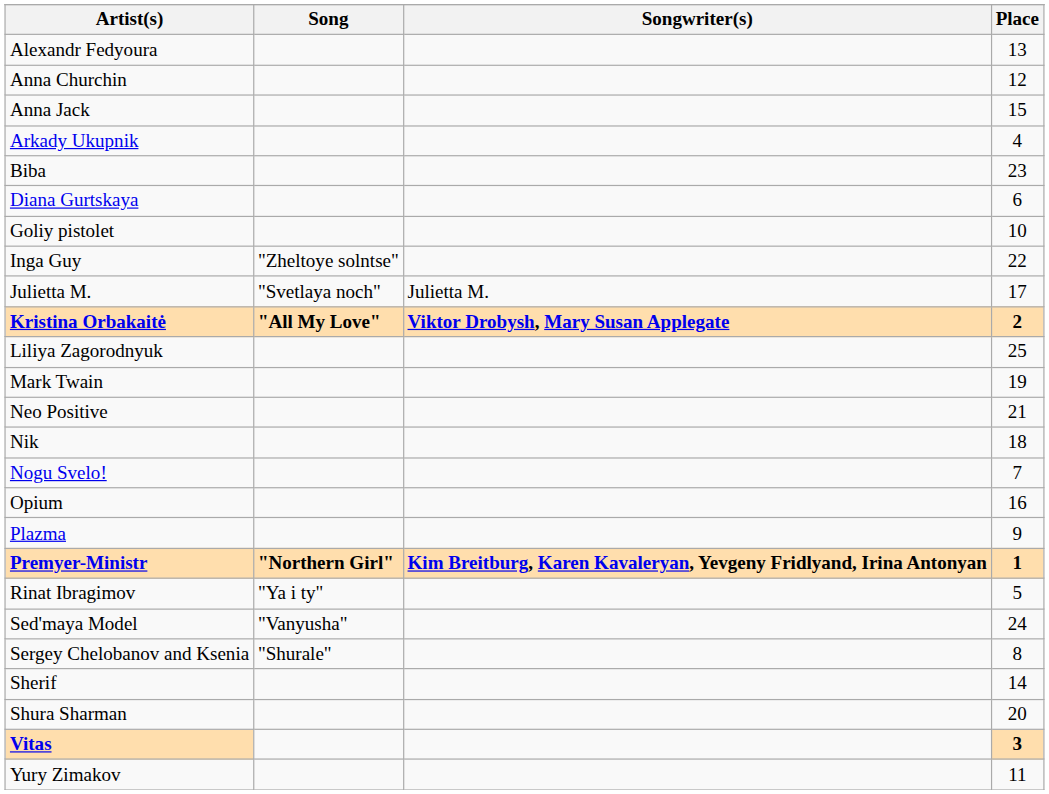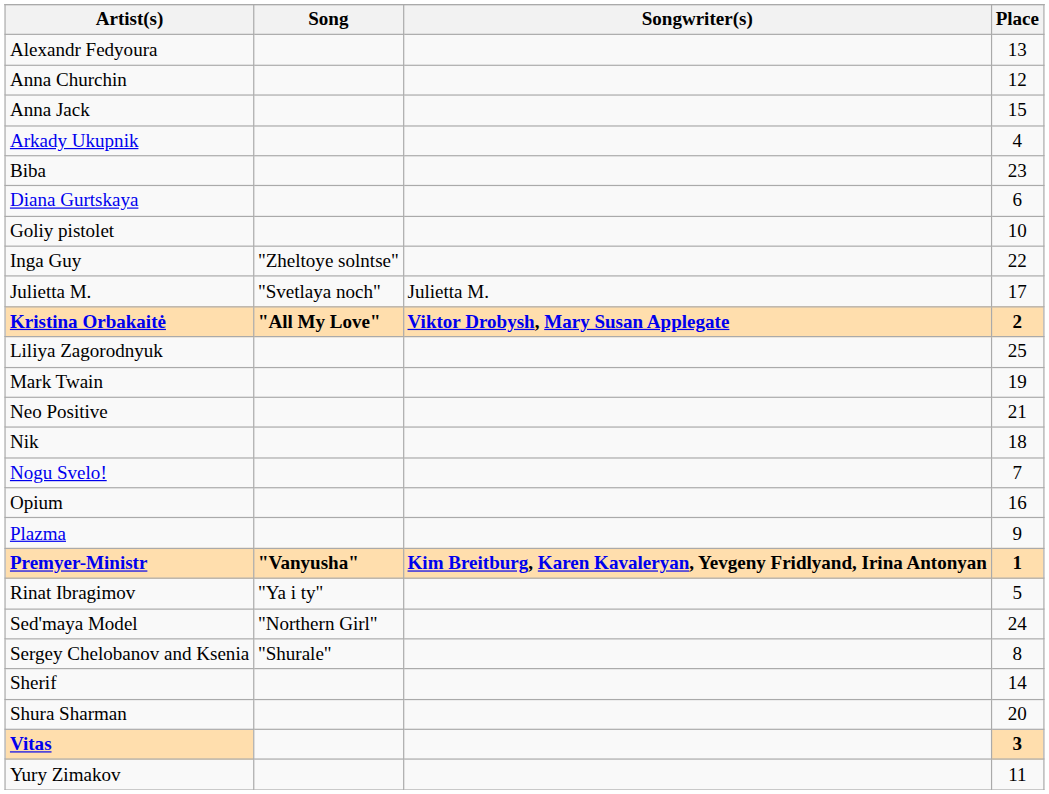(326, 563) "Northern Girl" -> (308, 563) "Vanyusha"
(303, 623) "Vanyusha" -> (318, 623) "Northern Girl"
